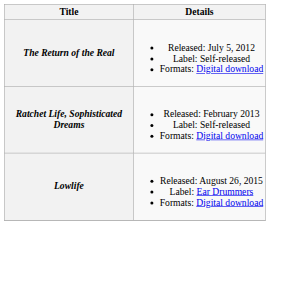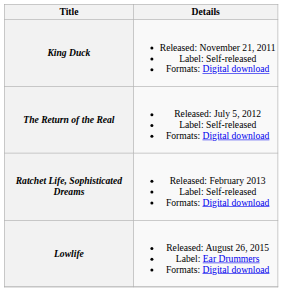+ row: (69, 53)
